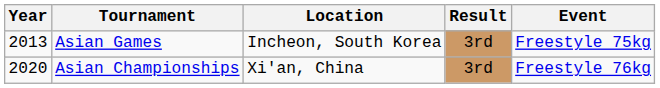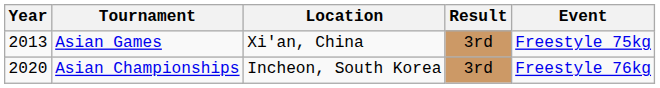(344, 44) Incheon, South Korea -> (306, 44) Xi'an, China
(306, 70) Xi'an, China -> (344, 70) Incheon, South Korea
